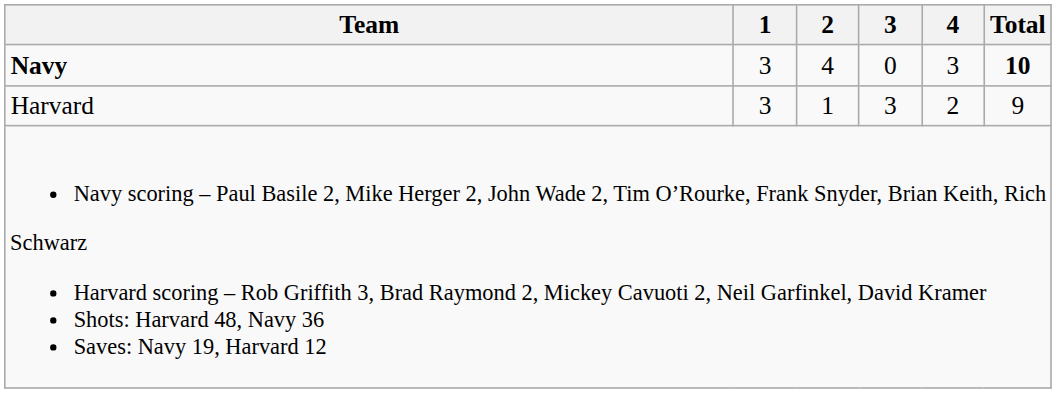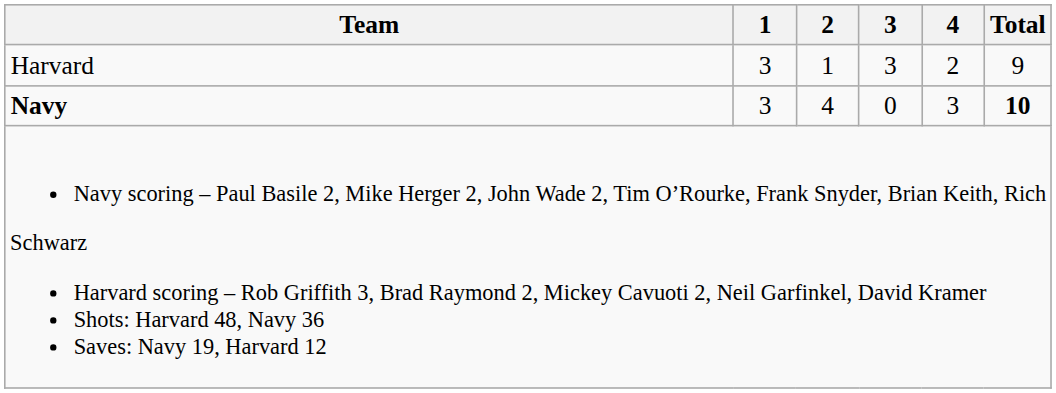rows swapped: (39, 65) <-> (52, 105)
